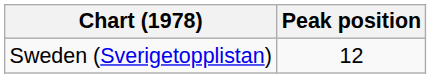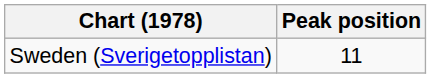(351, 55) 12 -> (351, 55) 11
